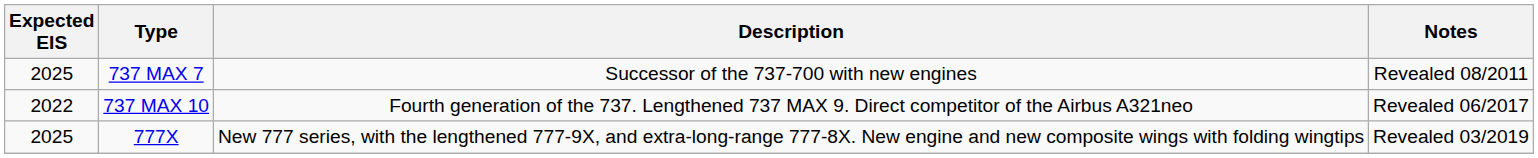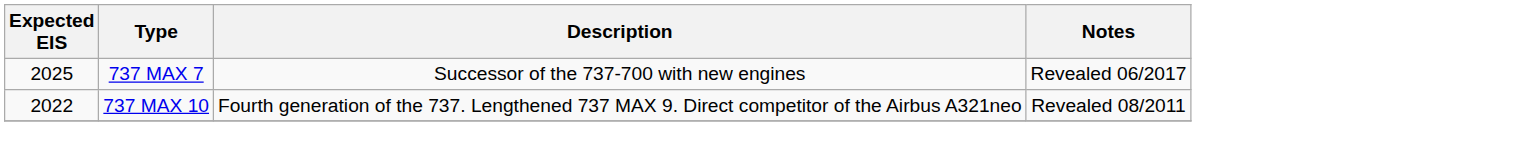(1451, 74) Revealed 08/2011 -> (1108, 74) Revealed 06/2017
(1451, 105) Revealed 06/2017 -> (1108, 105) Revealed 08/2011
- row: (156, 137)
